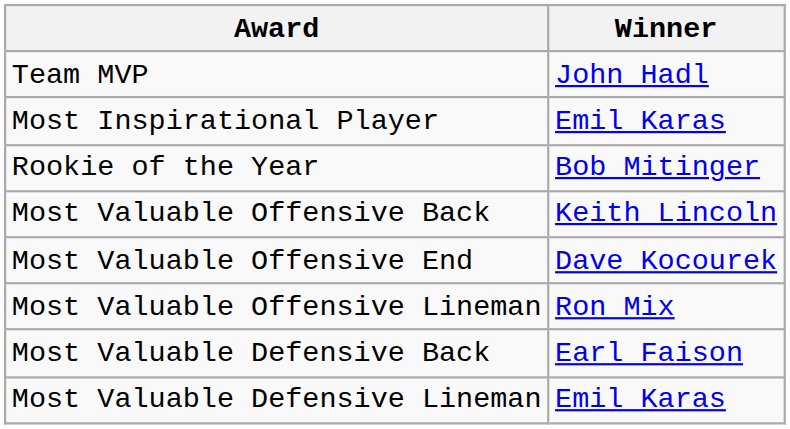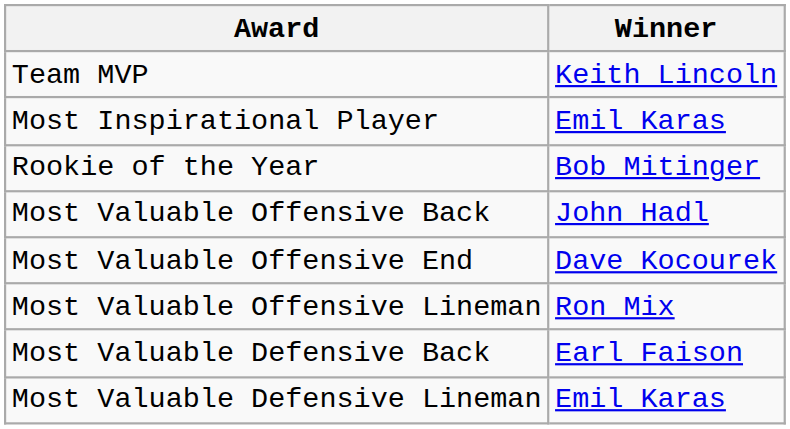(632, 75) John Hadl -> (666, 75) Keith Lincoln
(666, 214) Keith Lincoln -> (632, 214) John Hadl
